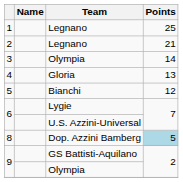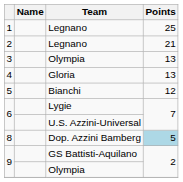(170, 59) 14 -> (170, 59) 13
